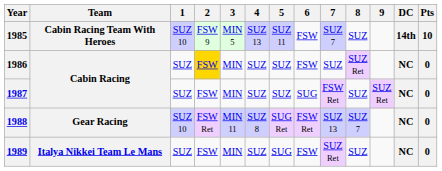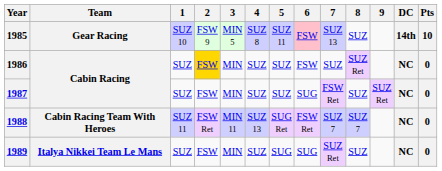(100, 36) Cabin Racing Team With Heroes -> (100, 36) Gear Racing
(257, 36) SUZ 13 -> (257, 36) SUZ 8
(307, 36) no background -> (307, 36) pink background
(333, 36) SUZ 7 -> (333, 36) SUZ 13
(100, 123) Gear Racing -> (100, 123) Cabin Racing Team With Heroes
(182, 123) SUZ 10 -> (182, 123) SUZ 11
(257, 123) SUZ 8 -> (257, 123) SUZ 13
(333, 123) SUZ 13 -> (333, 123) SUZ 7
(307, 151) FSW -> (307, 151) SUG
